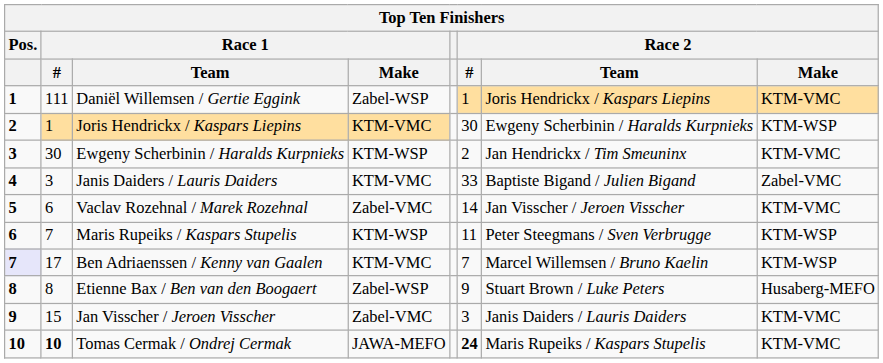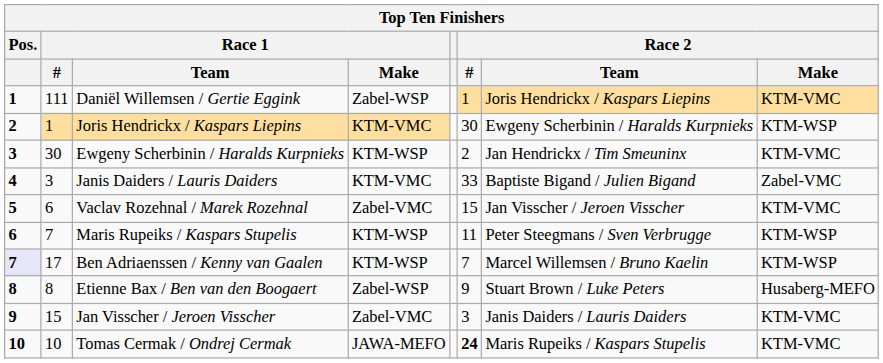(469, 207) 14 -> (469, 207) 15
(392, 262) KTM-VMC -> (390, 262) KTM-WSP
(53, 343) bold -> (53, 343) normal
